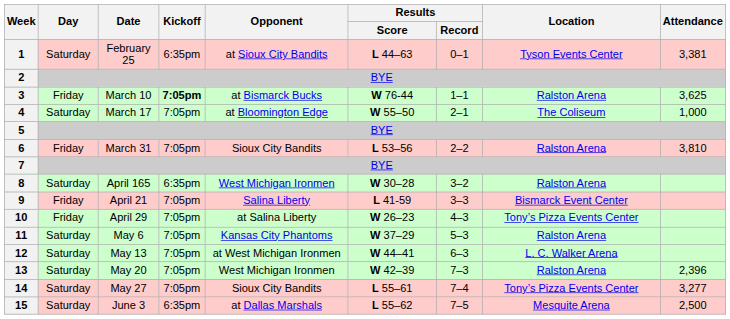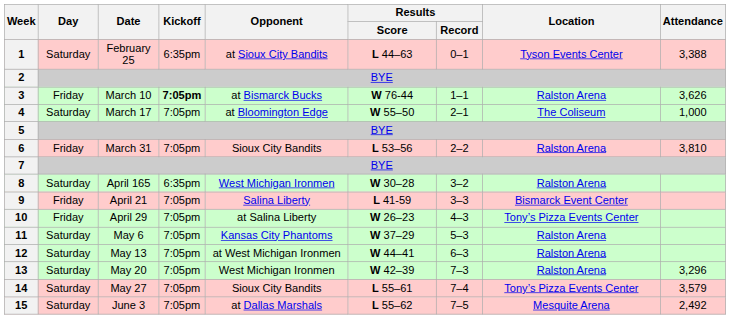(693, 54) 3,381 -> (693, 54) 3,388
(693, 95) 3,625 -> (693, 95) 3,626
(571, 253) L. C. Walker Arena -> (571, 253) Ralston Arena
(693, 270) 2,396 -> (693, 270) 3,296
(693, 288) 3,277 -> (693, 288) 3,579
(182, 305) 6:35pm -> (182, 305) 7:05pm
(693, 305) 2,500 -> (693, 305) 2,492
